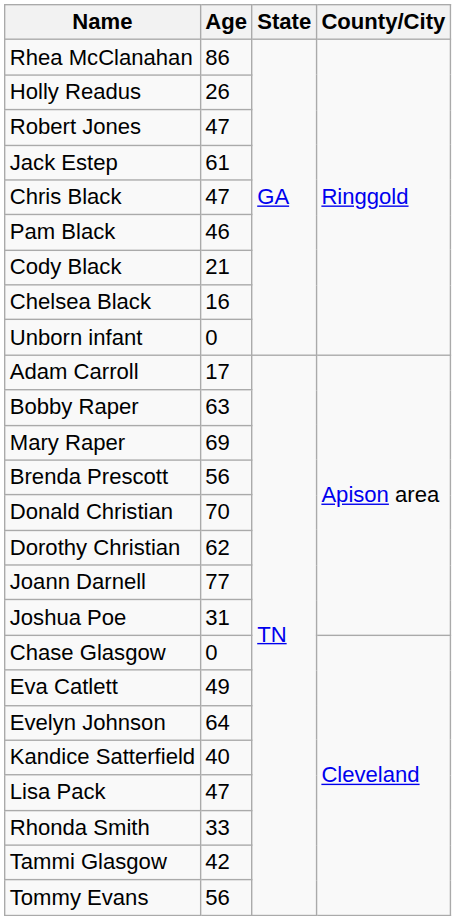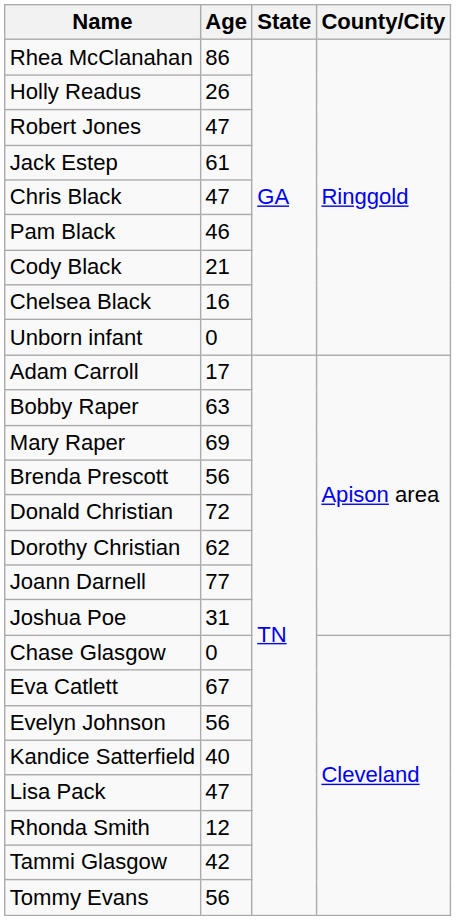(218, 512) 70 -> (218, 512) 72
(218, 687) 49 -> (218, 687) 67
(218, 722) 64 -> (218, 722) 56
(218, 827) 33 -> (218, 827) 12
